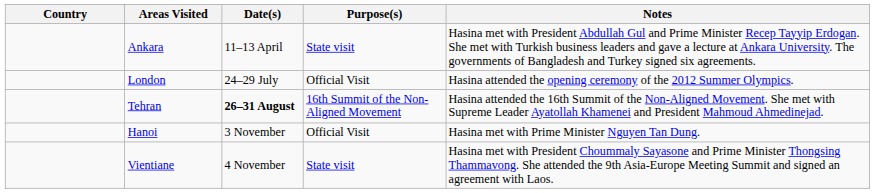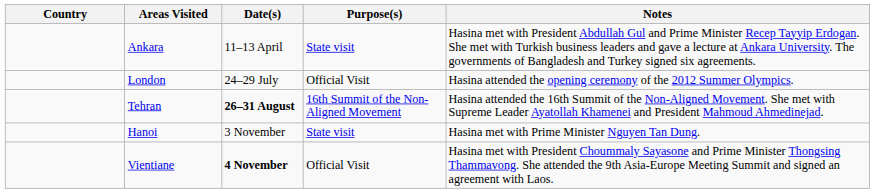(338, 132) Official Visit -> (330, 132) State visit
(255, 165) normal -> (256, 165) bold
(330, 165) State visit -> (338, 165) Official Visit
